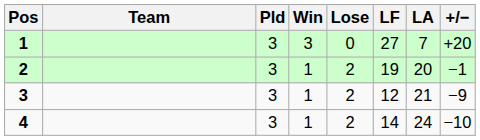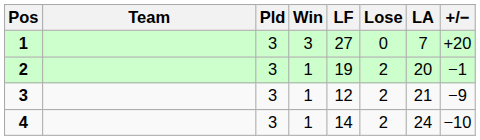columns swapped: (350, 17) <-> (390, 17)
